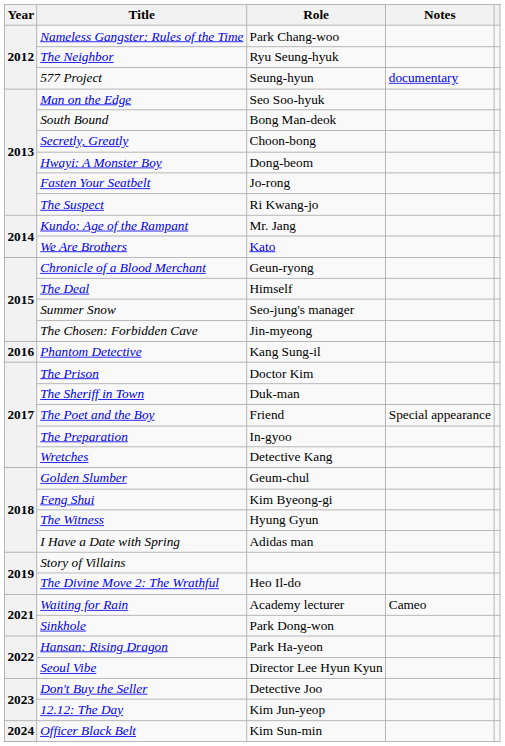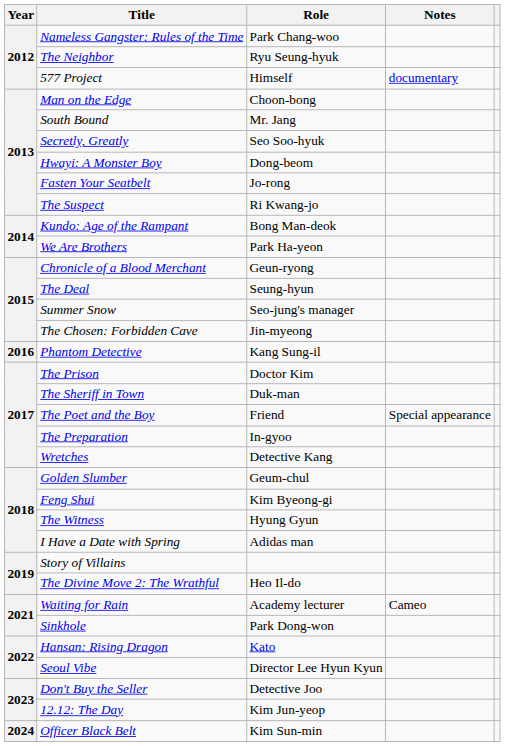(282, 78) Seung-hyun -> (271, 78) Himself
(287, 99) Seo Soo-hyuk -> (283, 99) Choon-bong
(293, 120) Bong Man-deok -> (273, 120) Mr. Jang
(283, 141) Choon-bong -> (287, 141) Seo Soo-hyuk
(273, 225) Mr. Jang -> (293, 225) Bong Man-deok
(262, 246) Kato -> (286, 246) Park Ha-yeon
(271, 288) Himself -> (282, 288) Seung-hyun
(286, 646) Park Ha-yeon -> (262, 646) Kato
